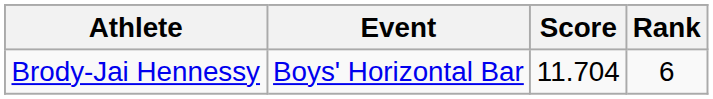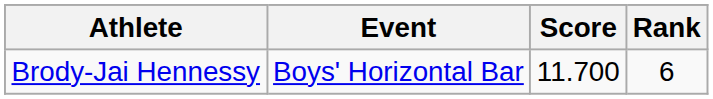(578, 71) 11.704 -> (578, 71) 11.700
